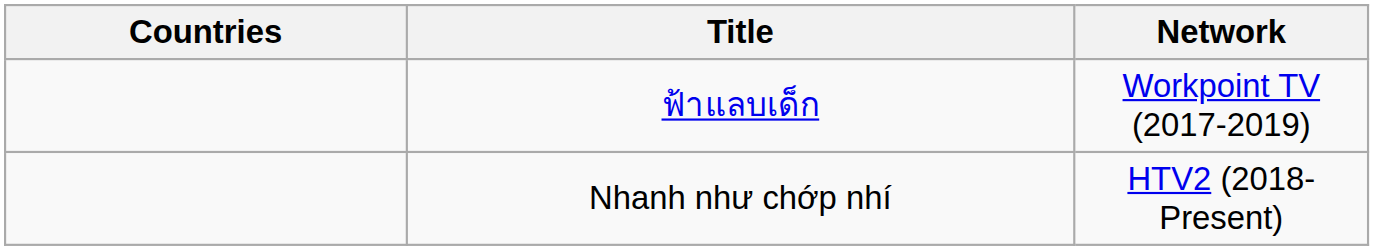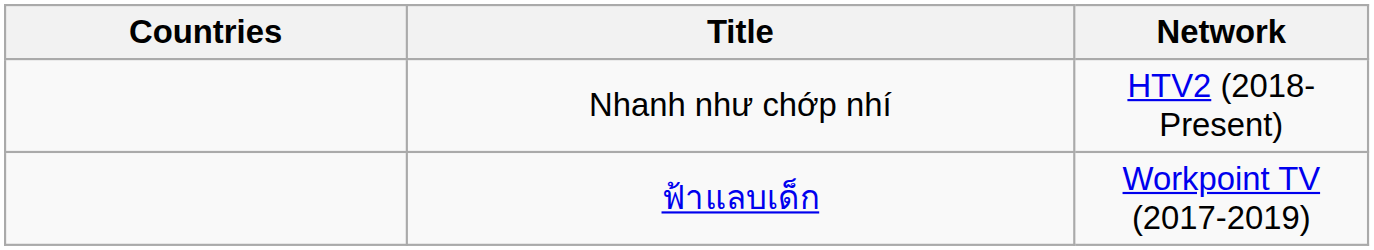rows swapped: (740, 105) <-> (740, 198)
